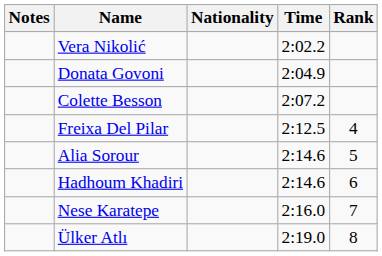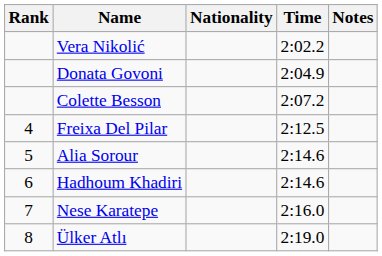columns swapped: (353, 18) <-> (29, 18)
